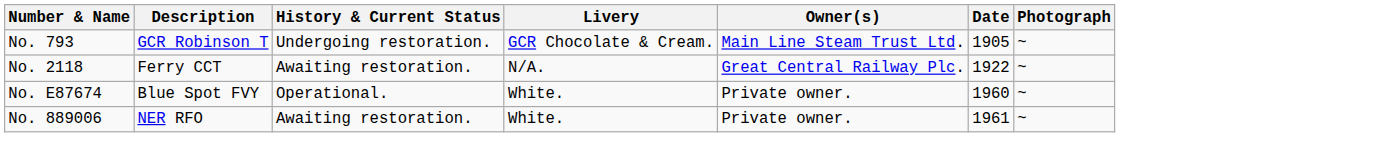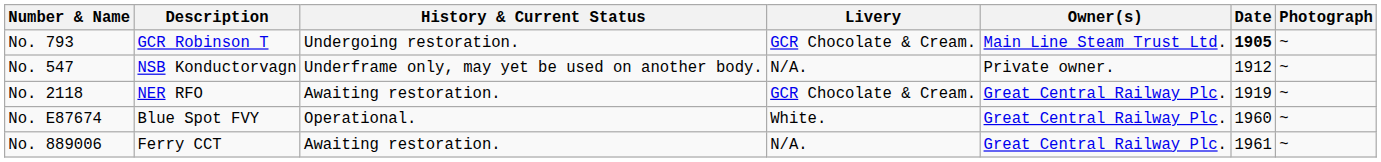(991, 43) normal -> (1253, 43) bold
+ row: (41, 68)
(180, 68) Ferry CCT -> (170, 94) NER RFO
(527, 68) N/A. -> (873, 94) GCR Chocolate & Cream.
(991, 68) 1922 -> (1253, 94) 1919
(787, 94) Private owner. -> (1105, 119) Great Central Railway Plc.
(170, 119) NER RFO -> (180, 144) Ferry CCT
(536, 119) White. -> (789, 144) N/A.
(787, 119) Private owner. -> (1105, 144) Great Central Railway Plc.
